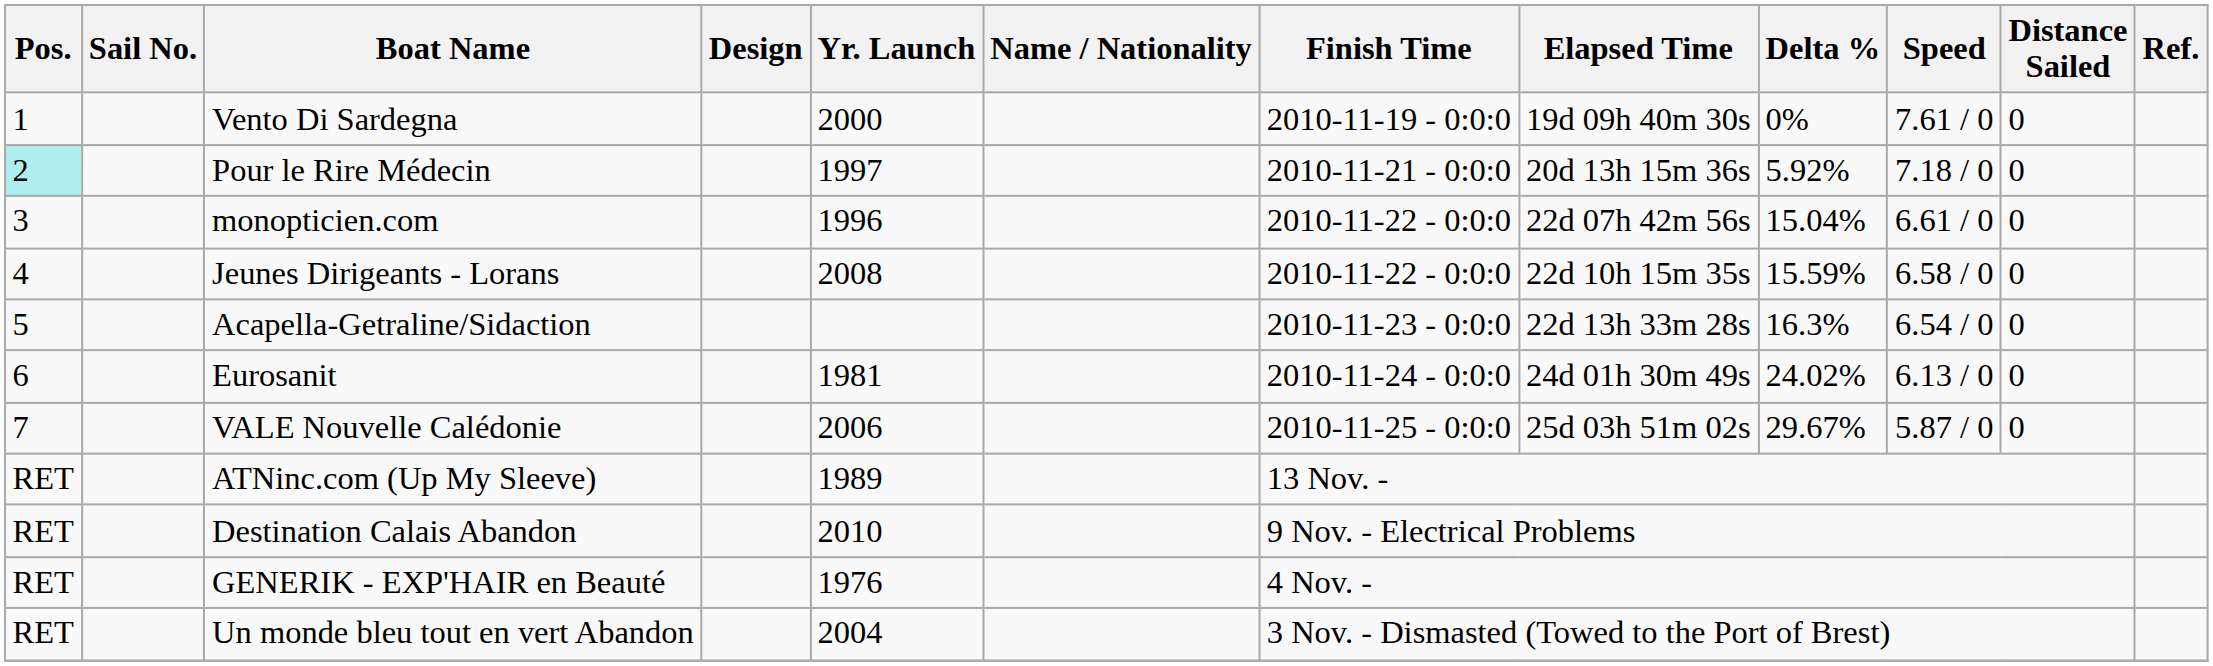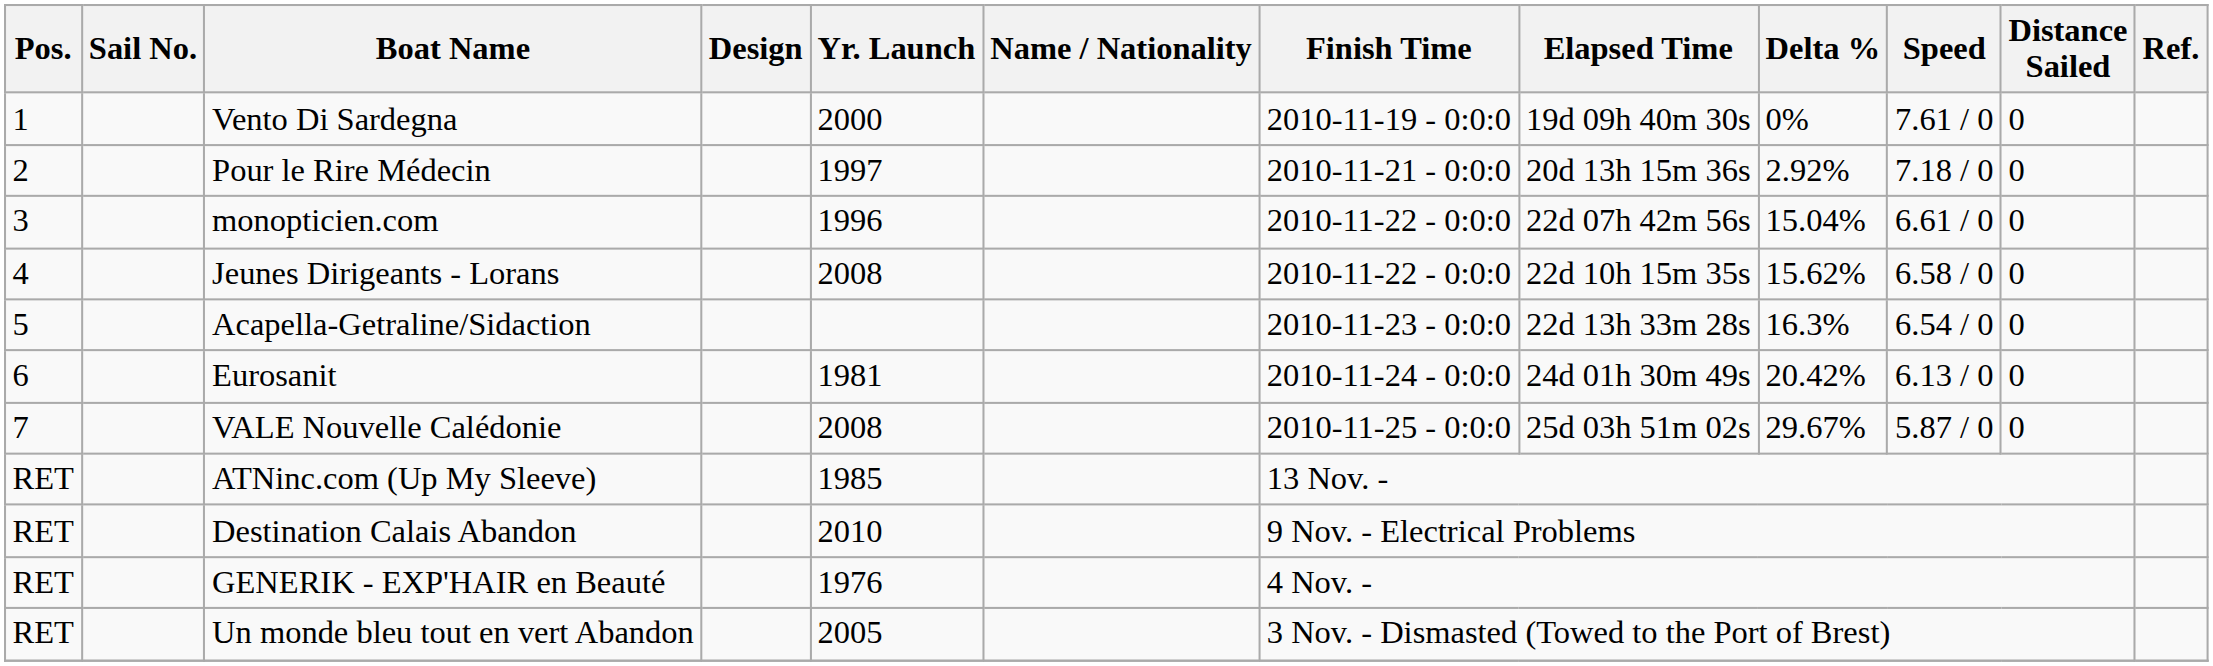(21, 169) paleturquoise background -> (21, 169) no background
(1808, 169) 5.92% -> (1808, 169) 2.92%
(1816, 272) 15.59% -> (1816, 272) 15.62%
(1816, 375) 24.02% -> (1816, 375) 20.42%
(850, 427) 2006 -> (850, 427) 2008
(850, 478) 1989 -> (850, 478) 1985
(850, 633) 2004 -> (850, 633) 2005
